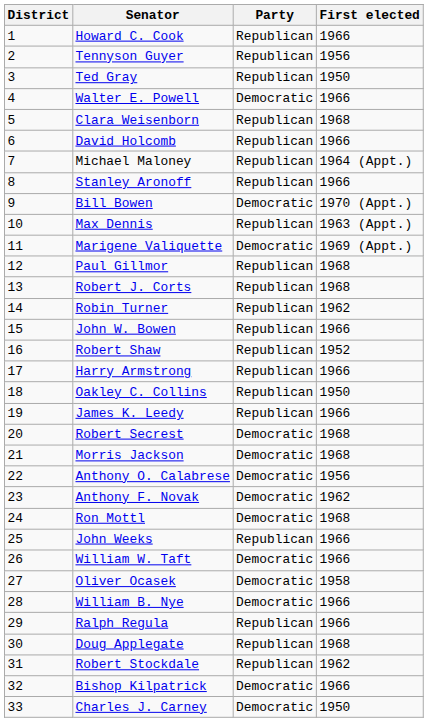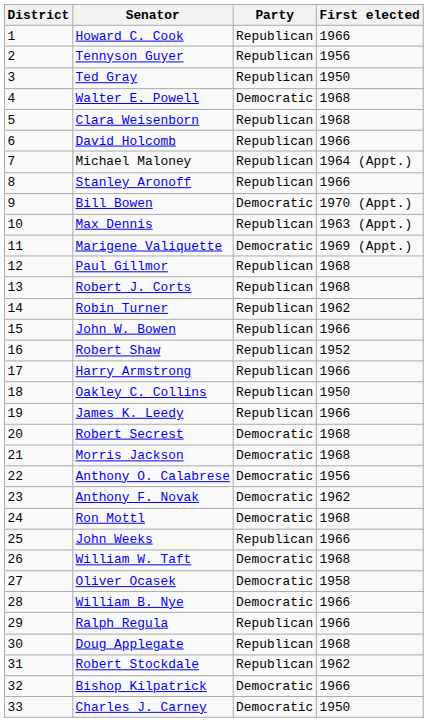(335, 99) 1966 -> (335, 99) 1968
(335, 560) 1966 -> (335, 560) 1968
